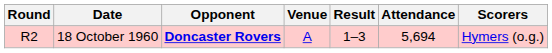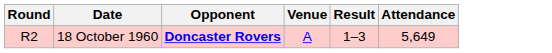- column: (503, 15)
(418, 36) 5,694 -> (418, 36) 5,649
